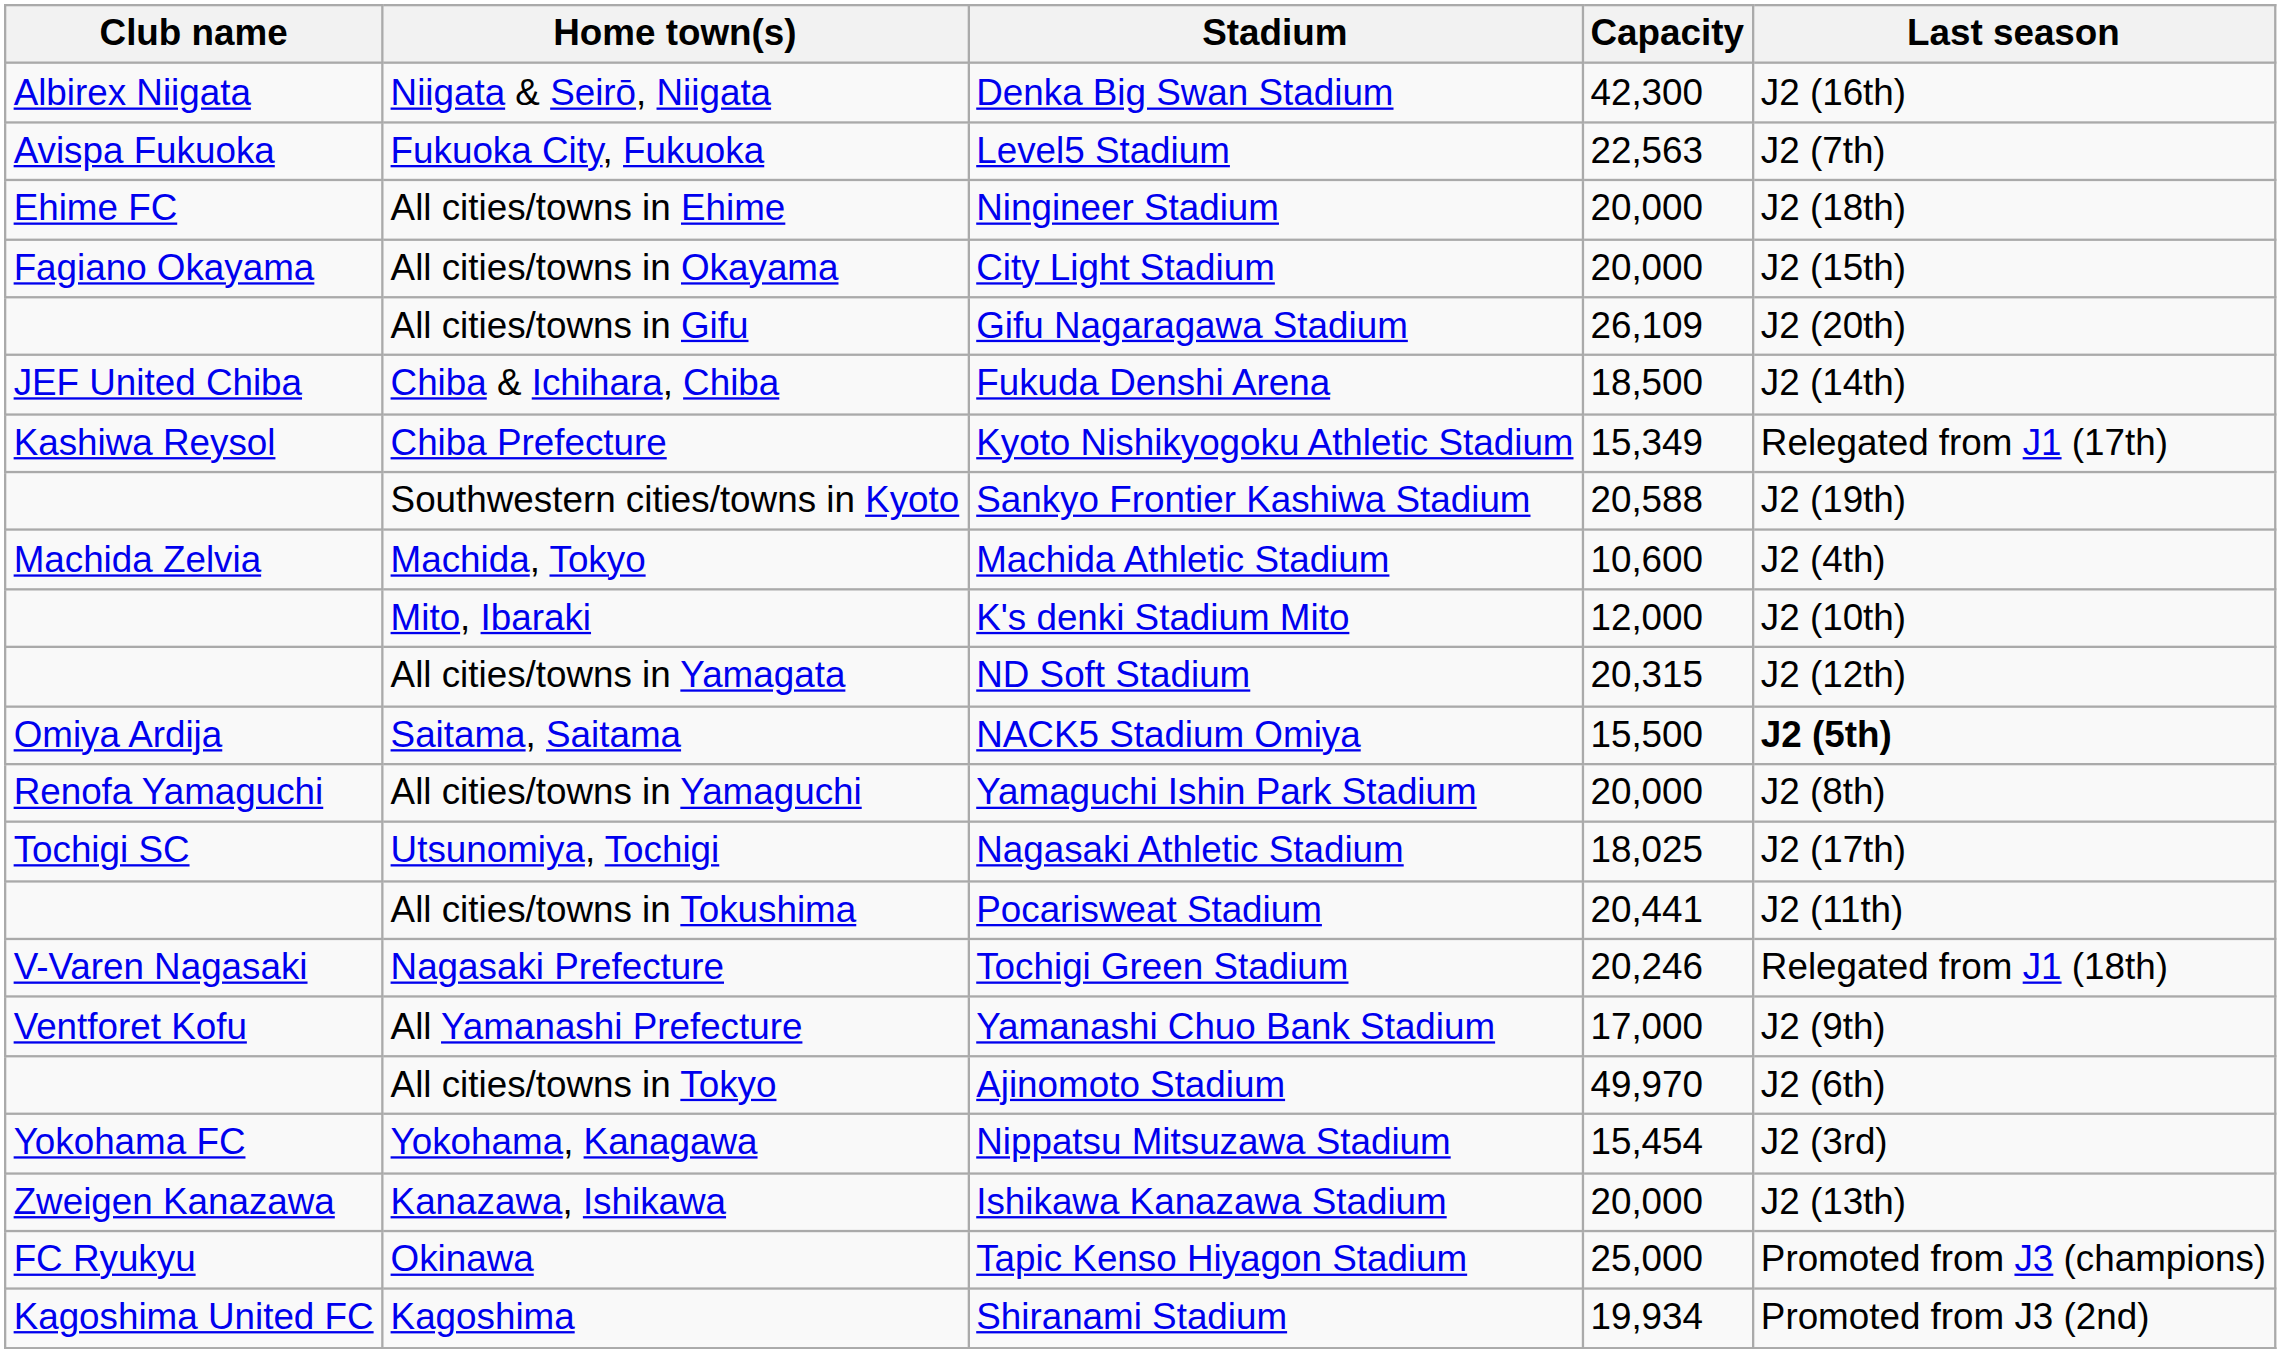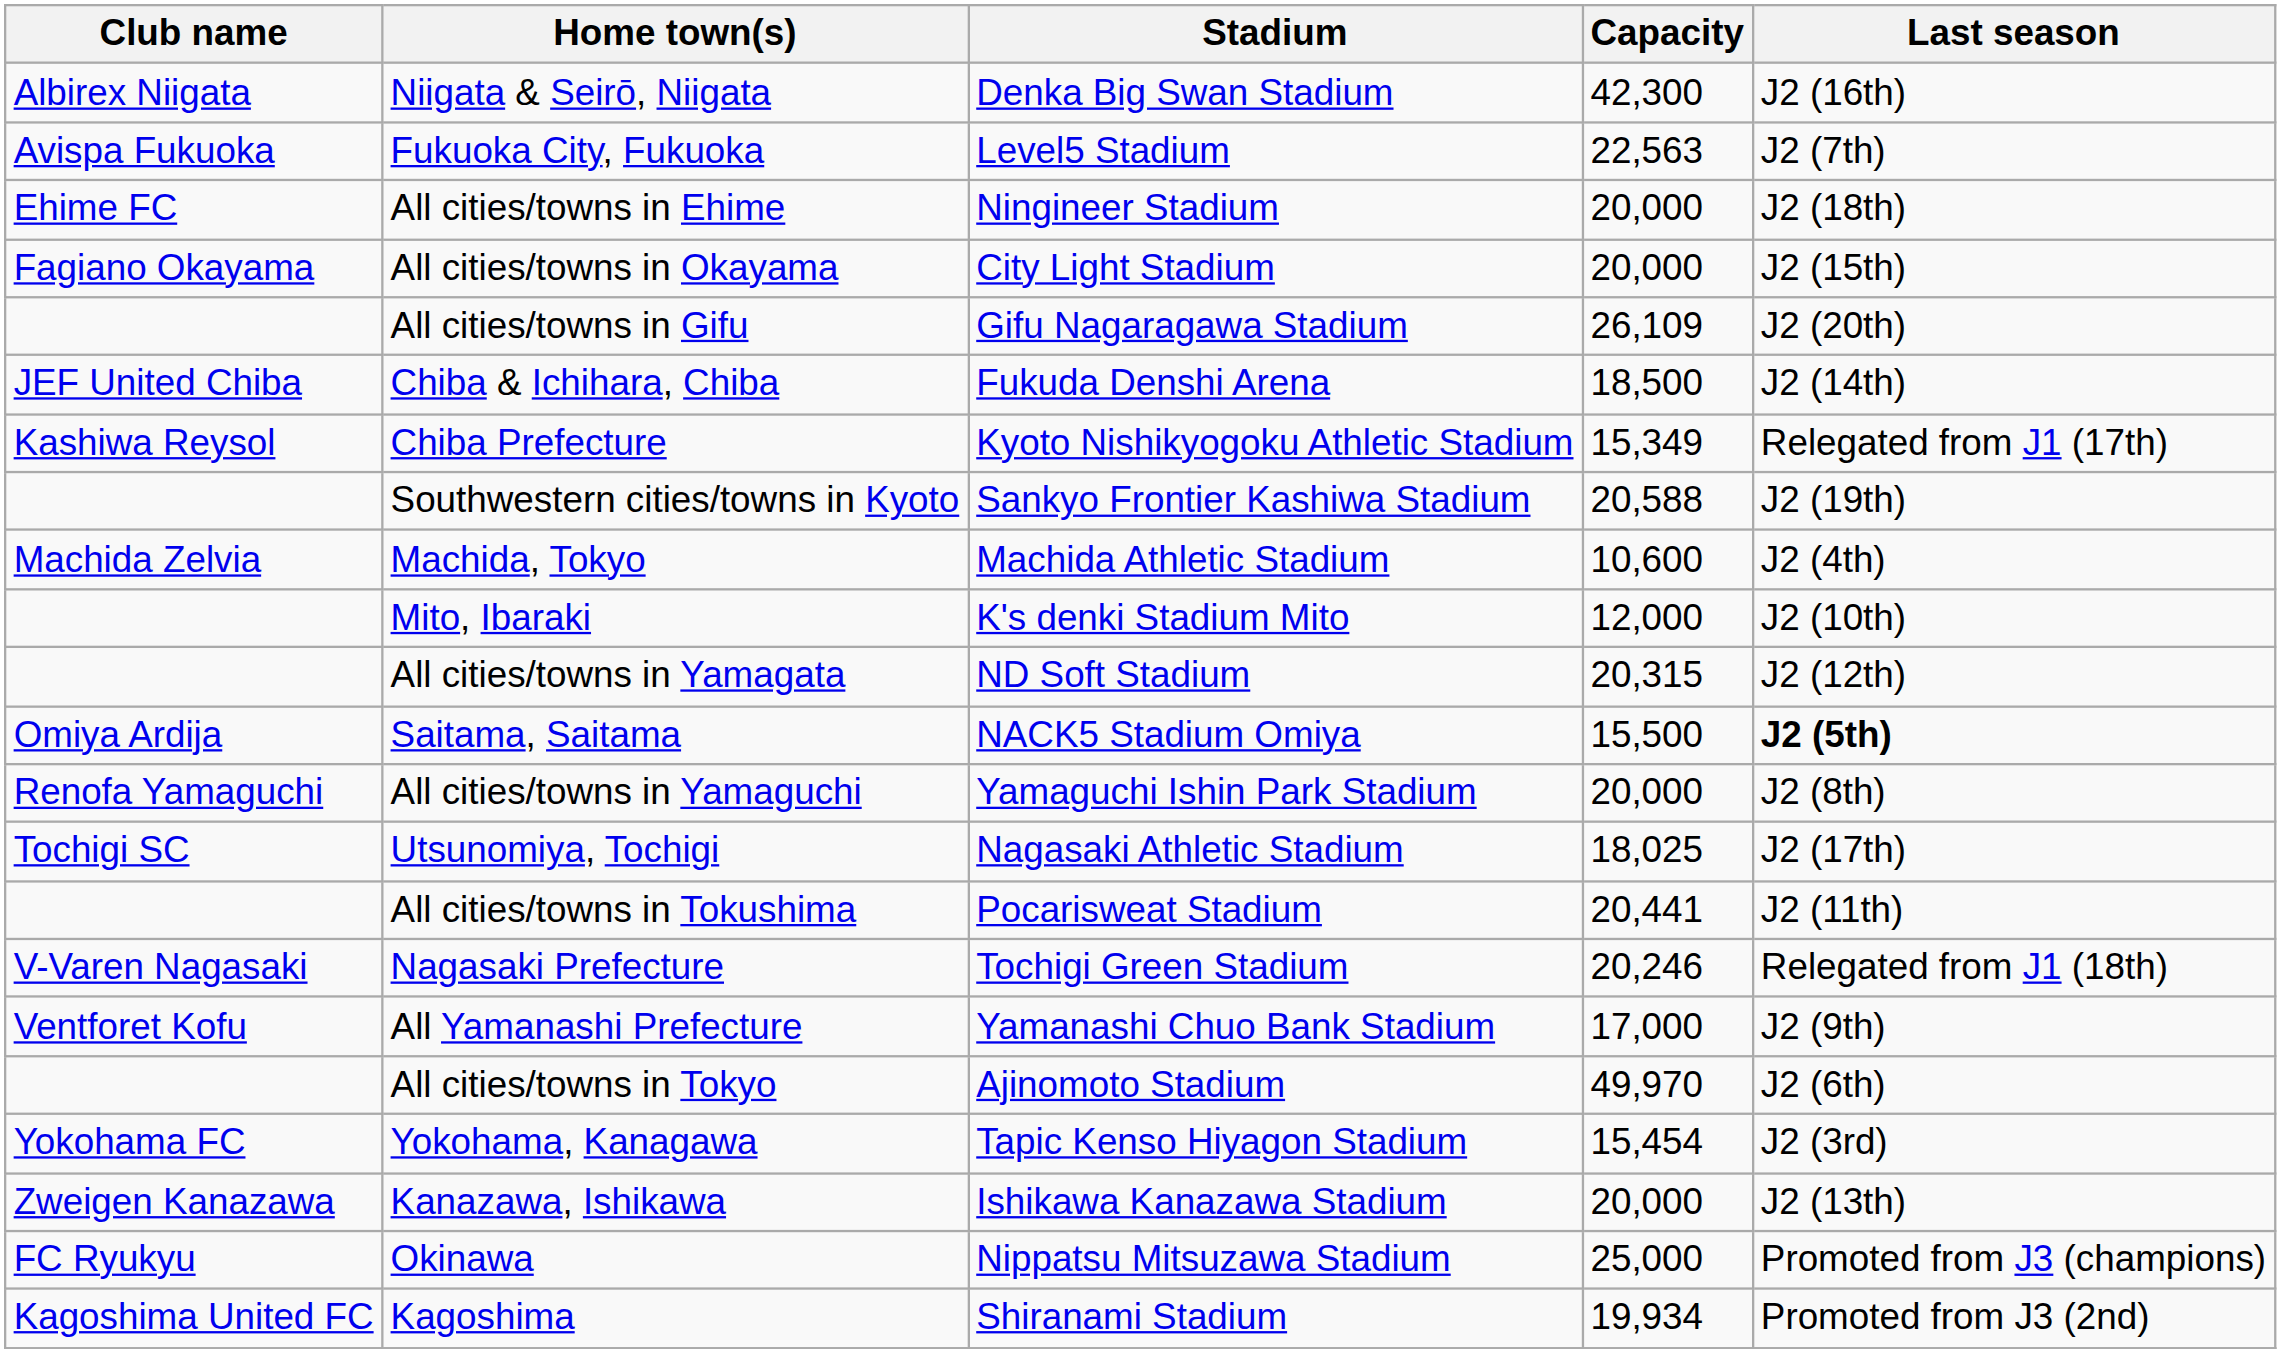(1213, 1142) Nippatsu Mitsuzawa Stadium -> (1222, 1142) Tapic Kenso Hiyagon Stadium
(1222, 1259) Tapic Kenso Hiyagon Stadium -> (1213, 1259) Nippatsu Mitsuzawa Stadium
